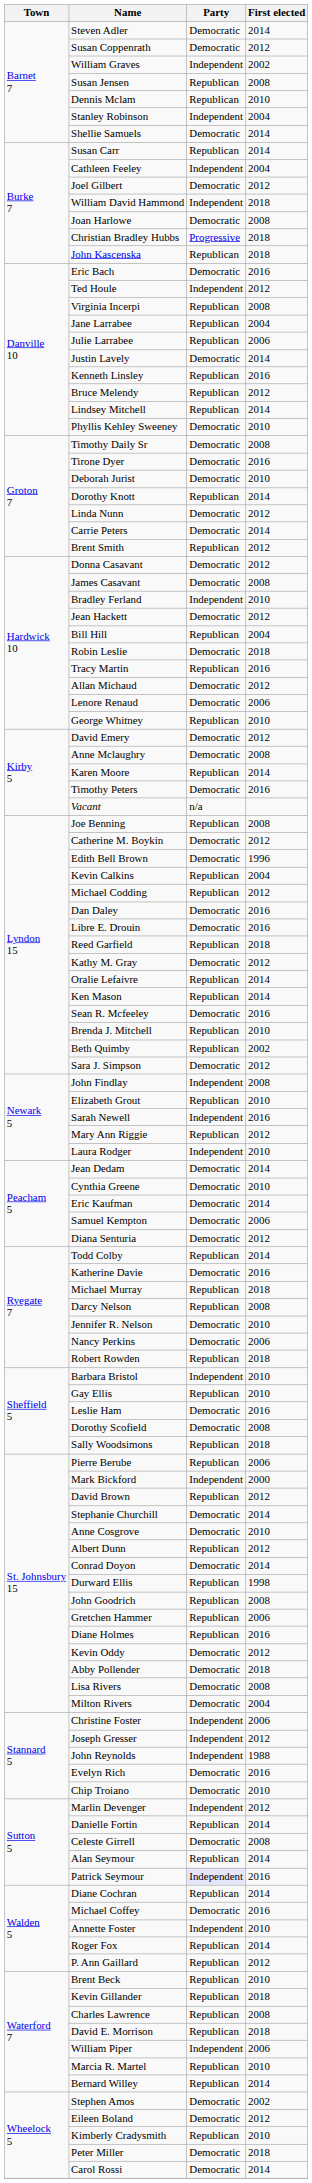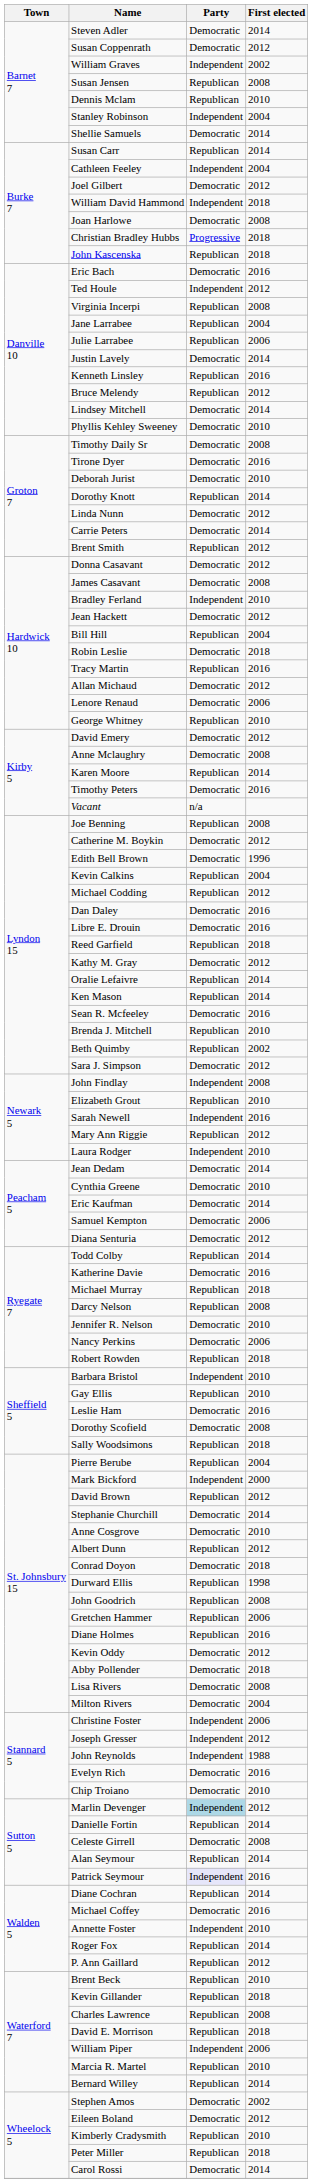(214, 409) Republican -> (215, 409) Democratic
(259, 1462) 2006 -> (259, 1462) 2004
(259, 1566) 2014 -> (259, 1566) 2018
(216, 1807) no background -> (216, 1807) lightblue background
(215, 2152) Democratic -> (214, 2152) Republican
